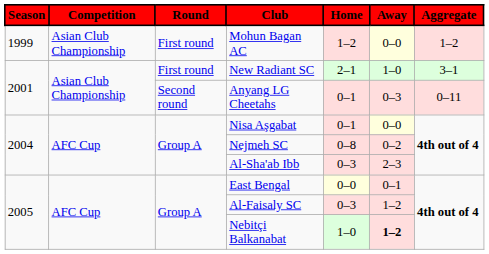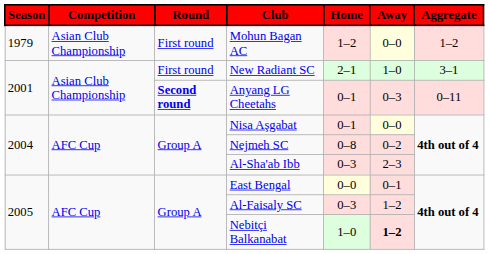(20, 43) 1999 -> (20, 43) 1979
(176, 97) normal -> (177, 97) bold
